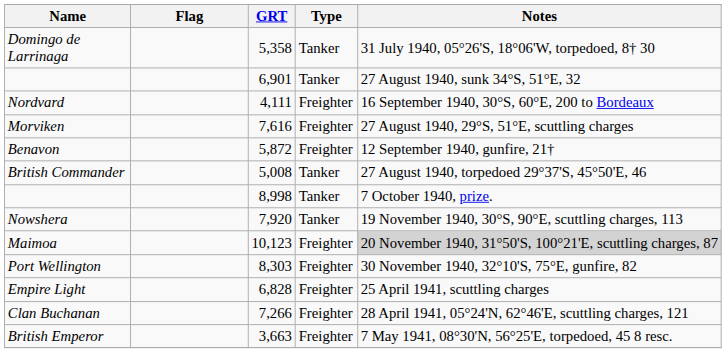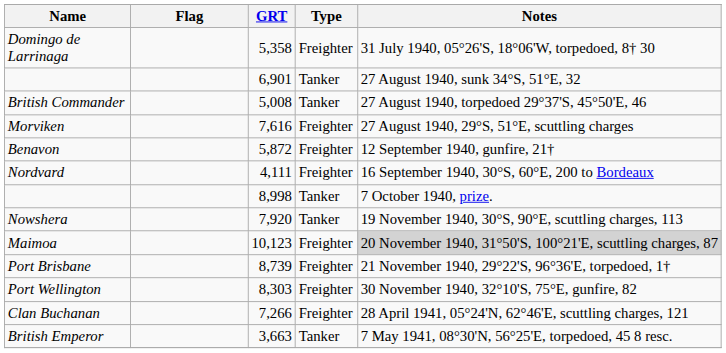(319, 47) Tanker -> (326, 47) Freighter
rows swapped: (66, 172) <-> (36, 102)
+ row: (49, 266)
- row: (47, 289)
(326, 336) Freighter -> (319, 336) Tanker
